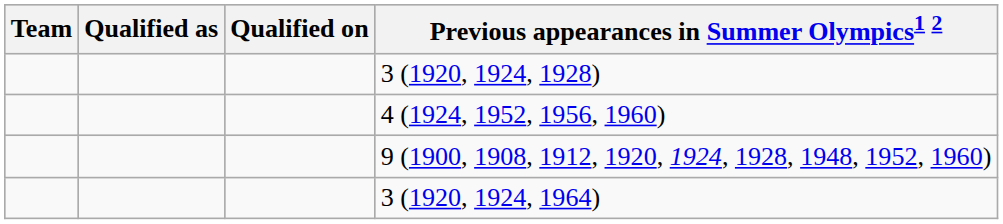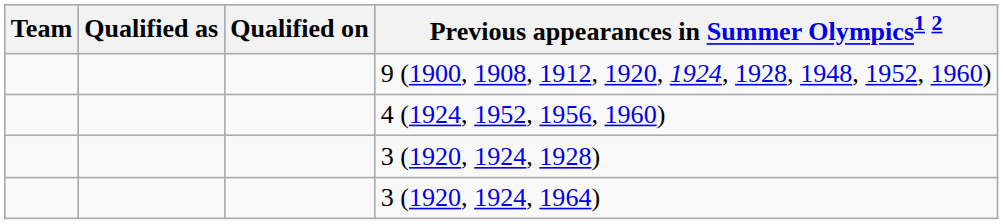rows swapped: (490, 73) <-> (686, 156)
